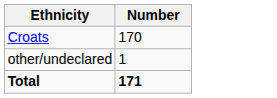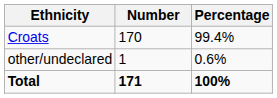+ column: (232, 15)
